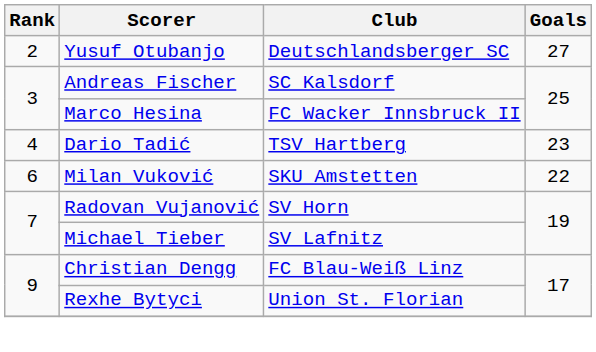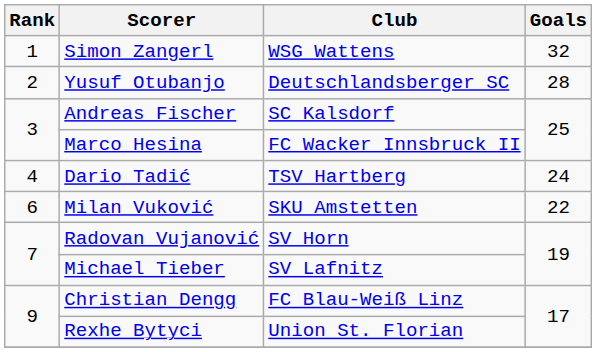+ row: (139, 51)
(558, 51) 27 -> (558, 83) 28
(558, 145) 23 -> (558, 176) 24
